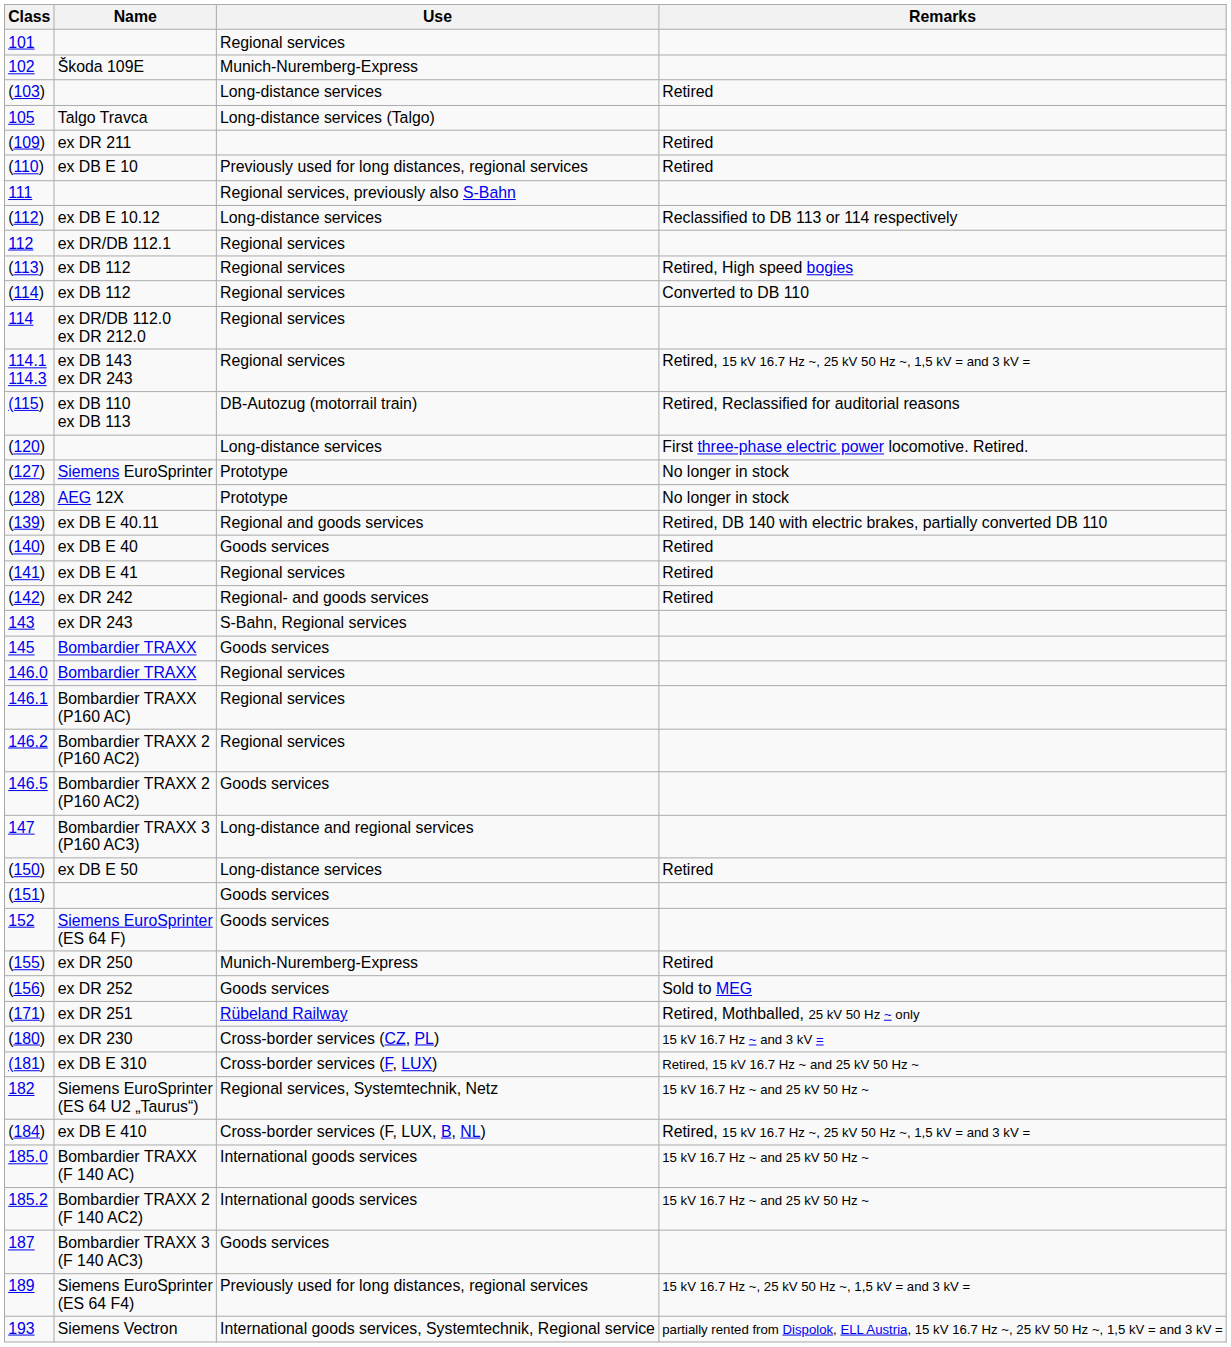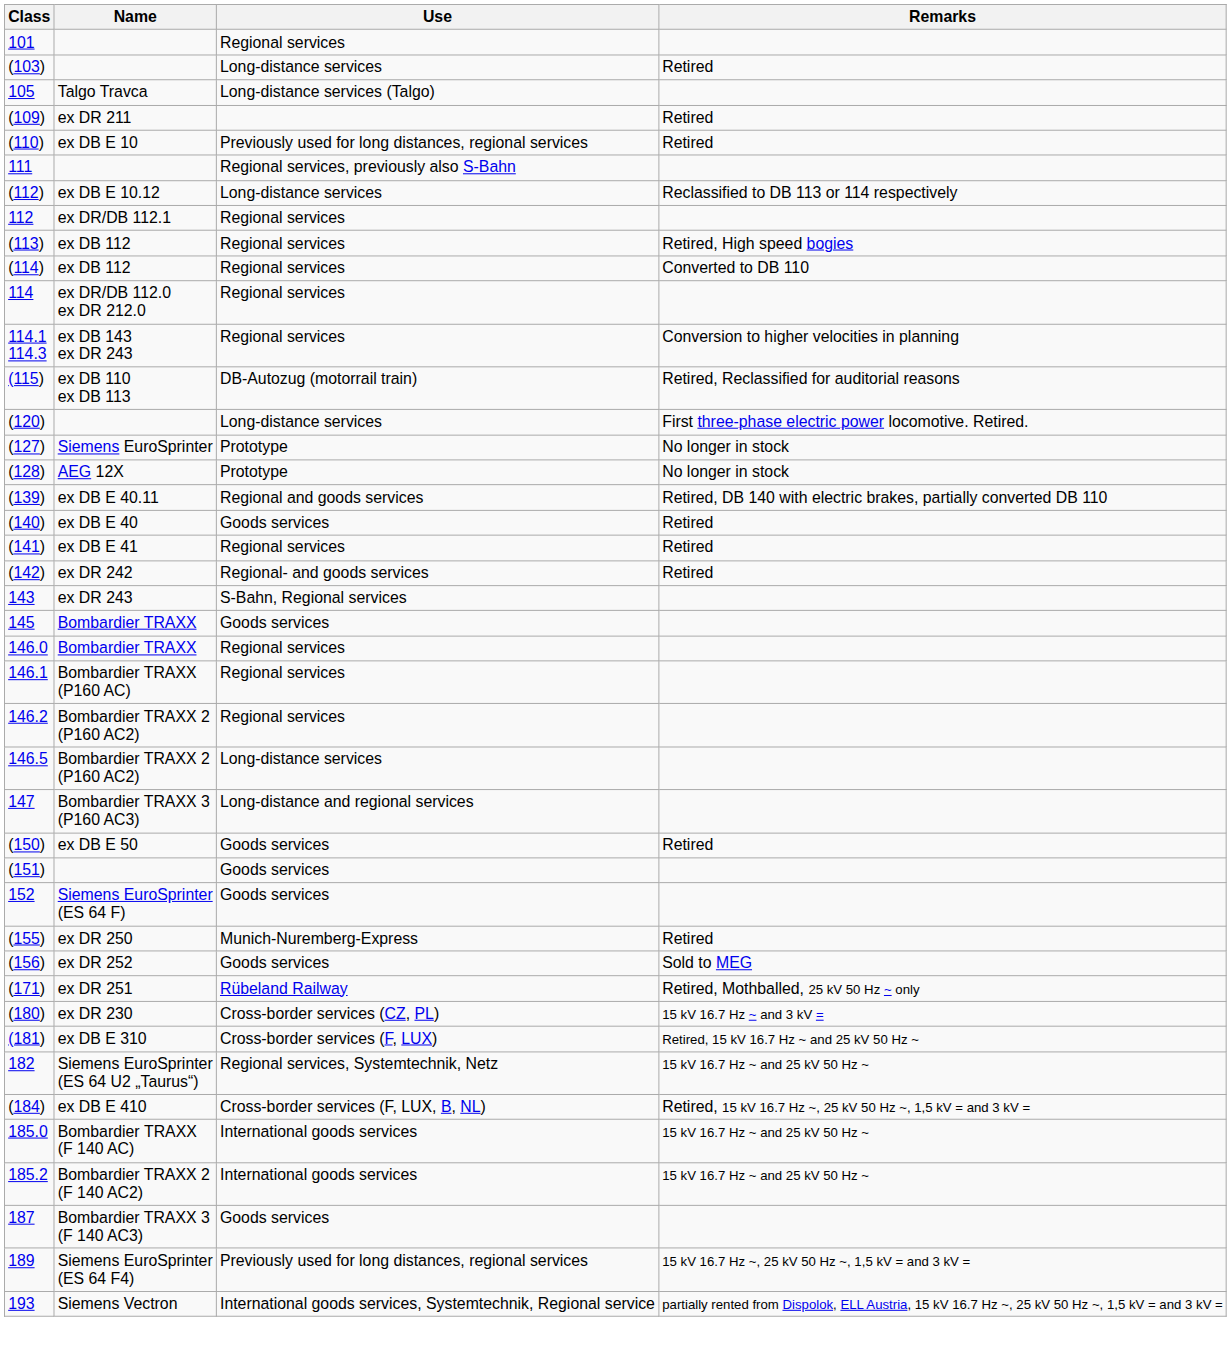- row: (21, 67)
(846, 361) Retired, 15 kV 16.7 Hz ~, 25 kV 50 Hz ~, 1,5 kV = and 3 kV = -> (811, 336) Conversion to higher velocities in planning
(275, 784) Goods services -> (301, 759) Long-distance services
(301, 870) Long-distance services -> (275, 845) Goods services
